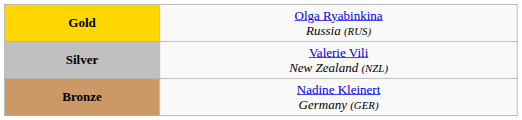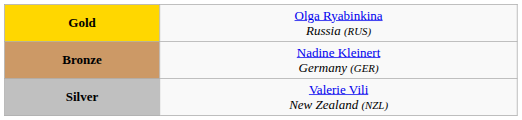rows swapped: (82, 59) <-> (82, 96)
